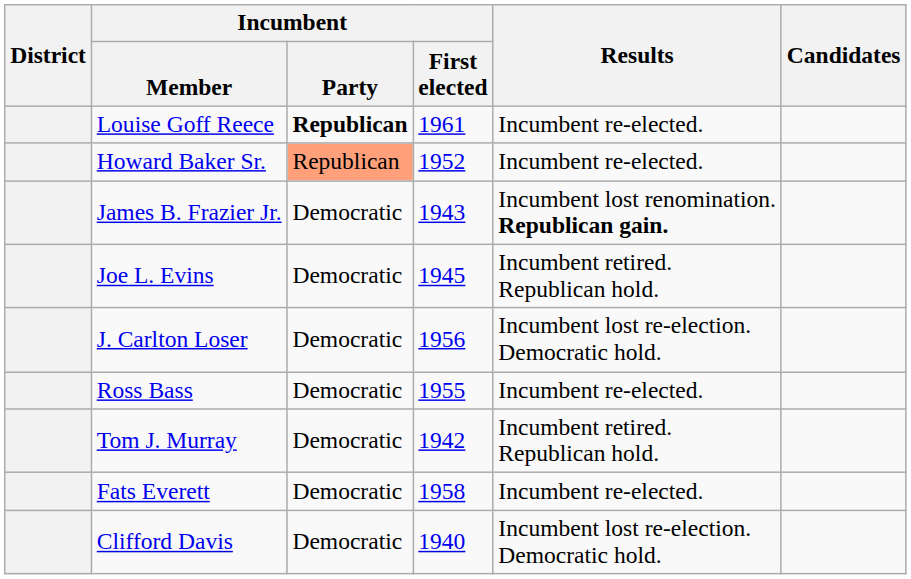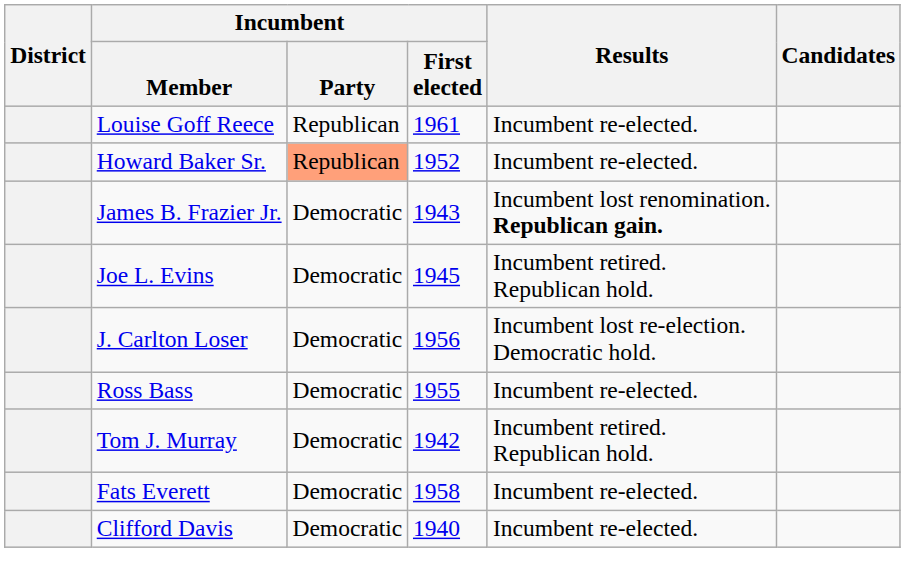(350, 124) bold -> (346, 124) normal
(625, 541) Incumbent lost re-election. Democratic hold. -> (596, 528) Incumbent re-elected.
